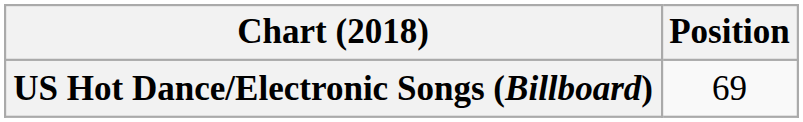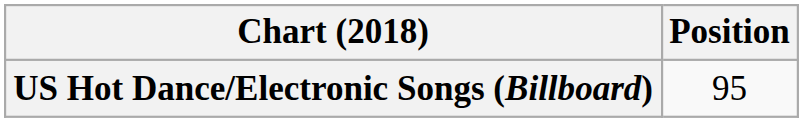(730, 87) 69 -> (730, 87) 95
